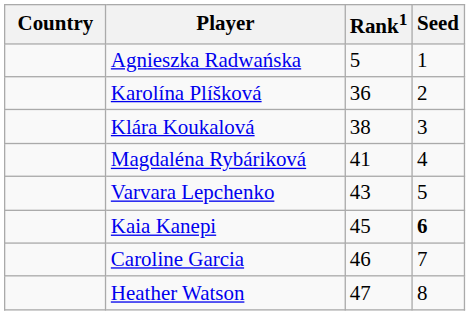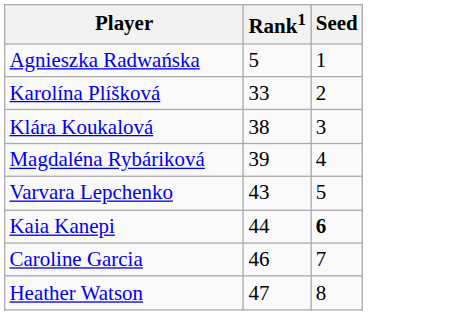- column: (55, 23)
(360, 93) 36 -> (259, 93) 33
(360, 159) 41 -> (259, 159) 39
(360, 226) 45 -> (259, 226) 44
